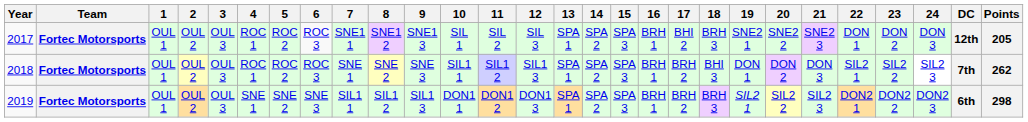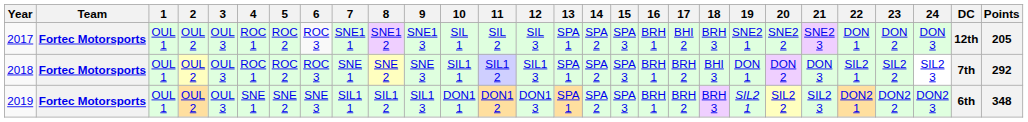(1002, 69) 262 -> (1002, 69) 292
(1002, 101) 298 -> (1002, 101) 348
